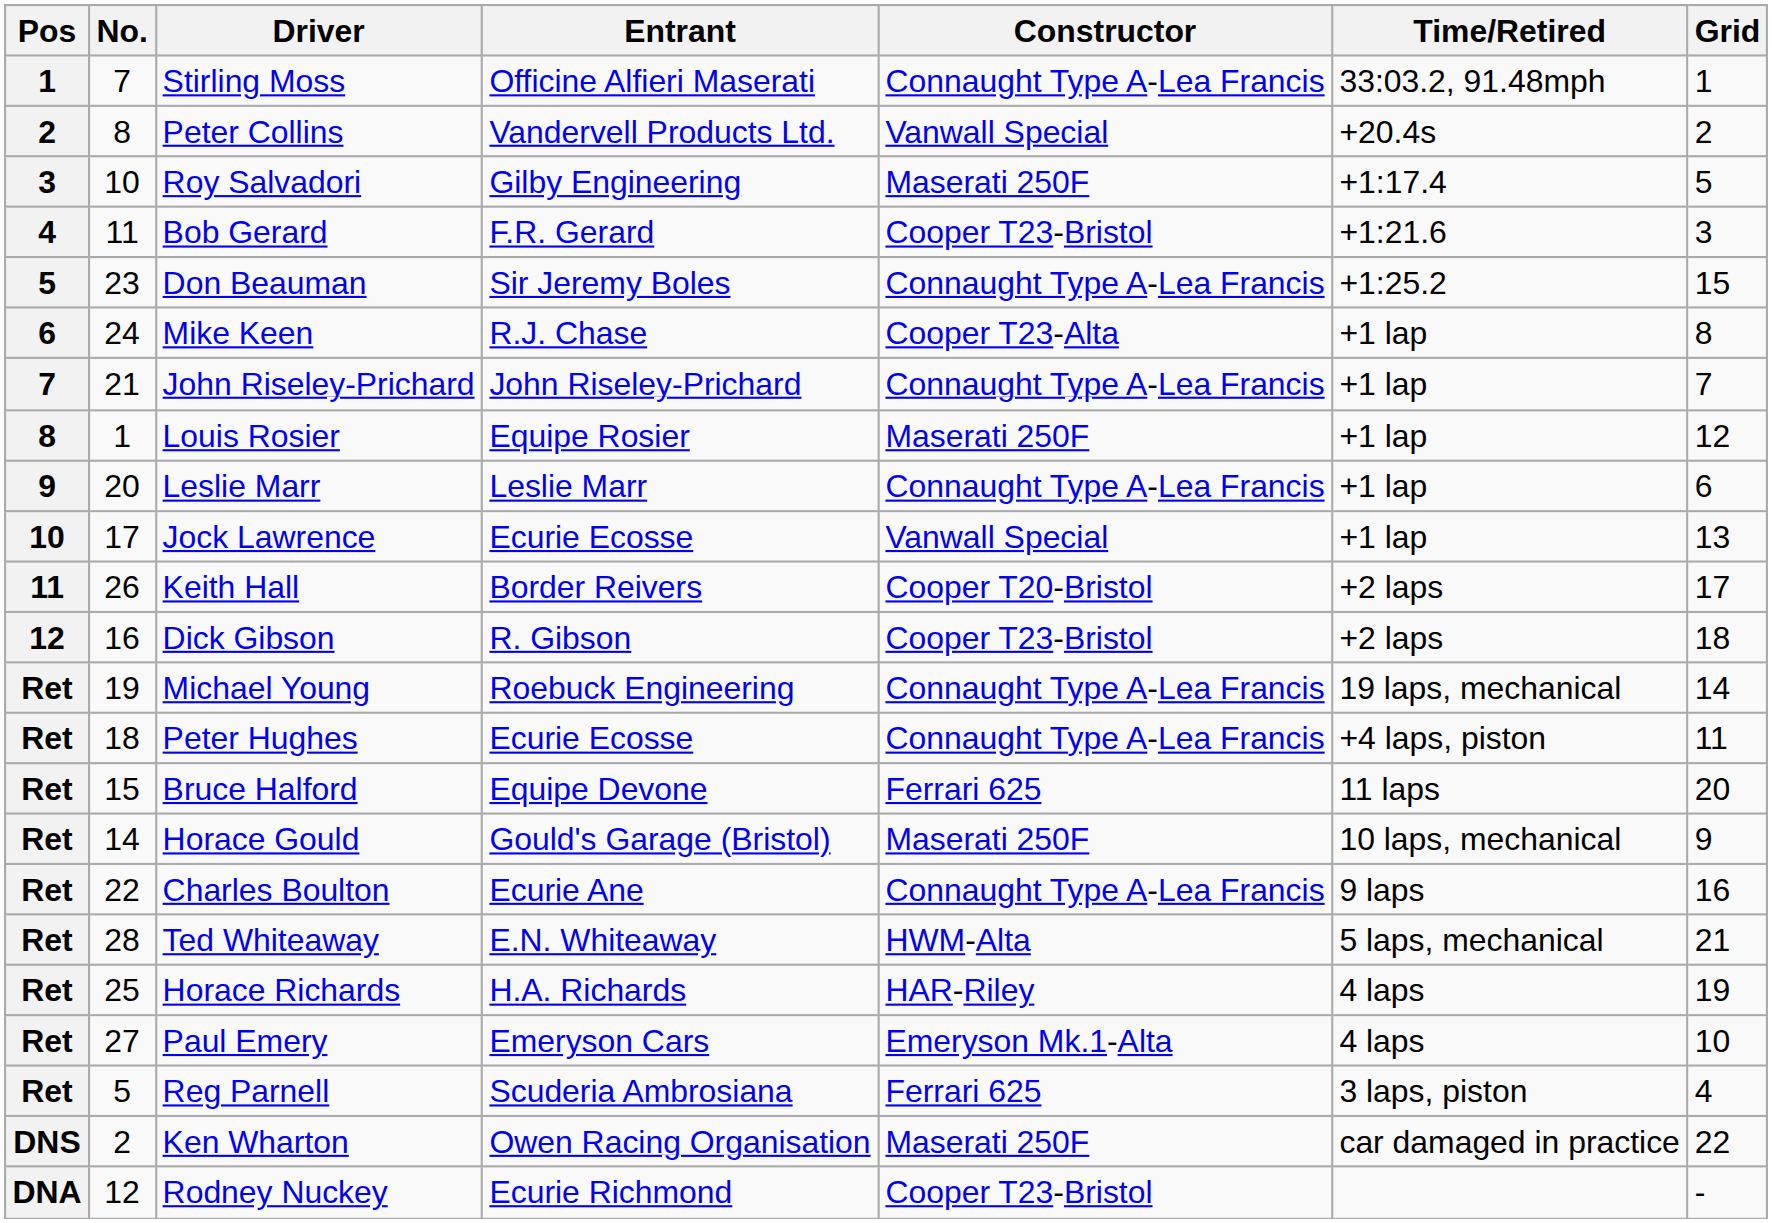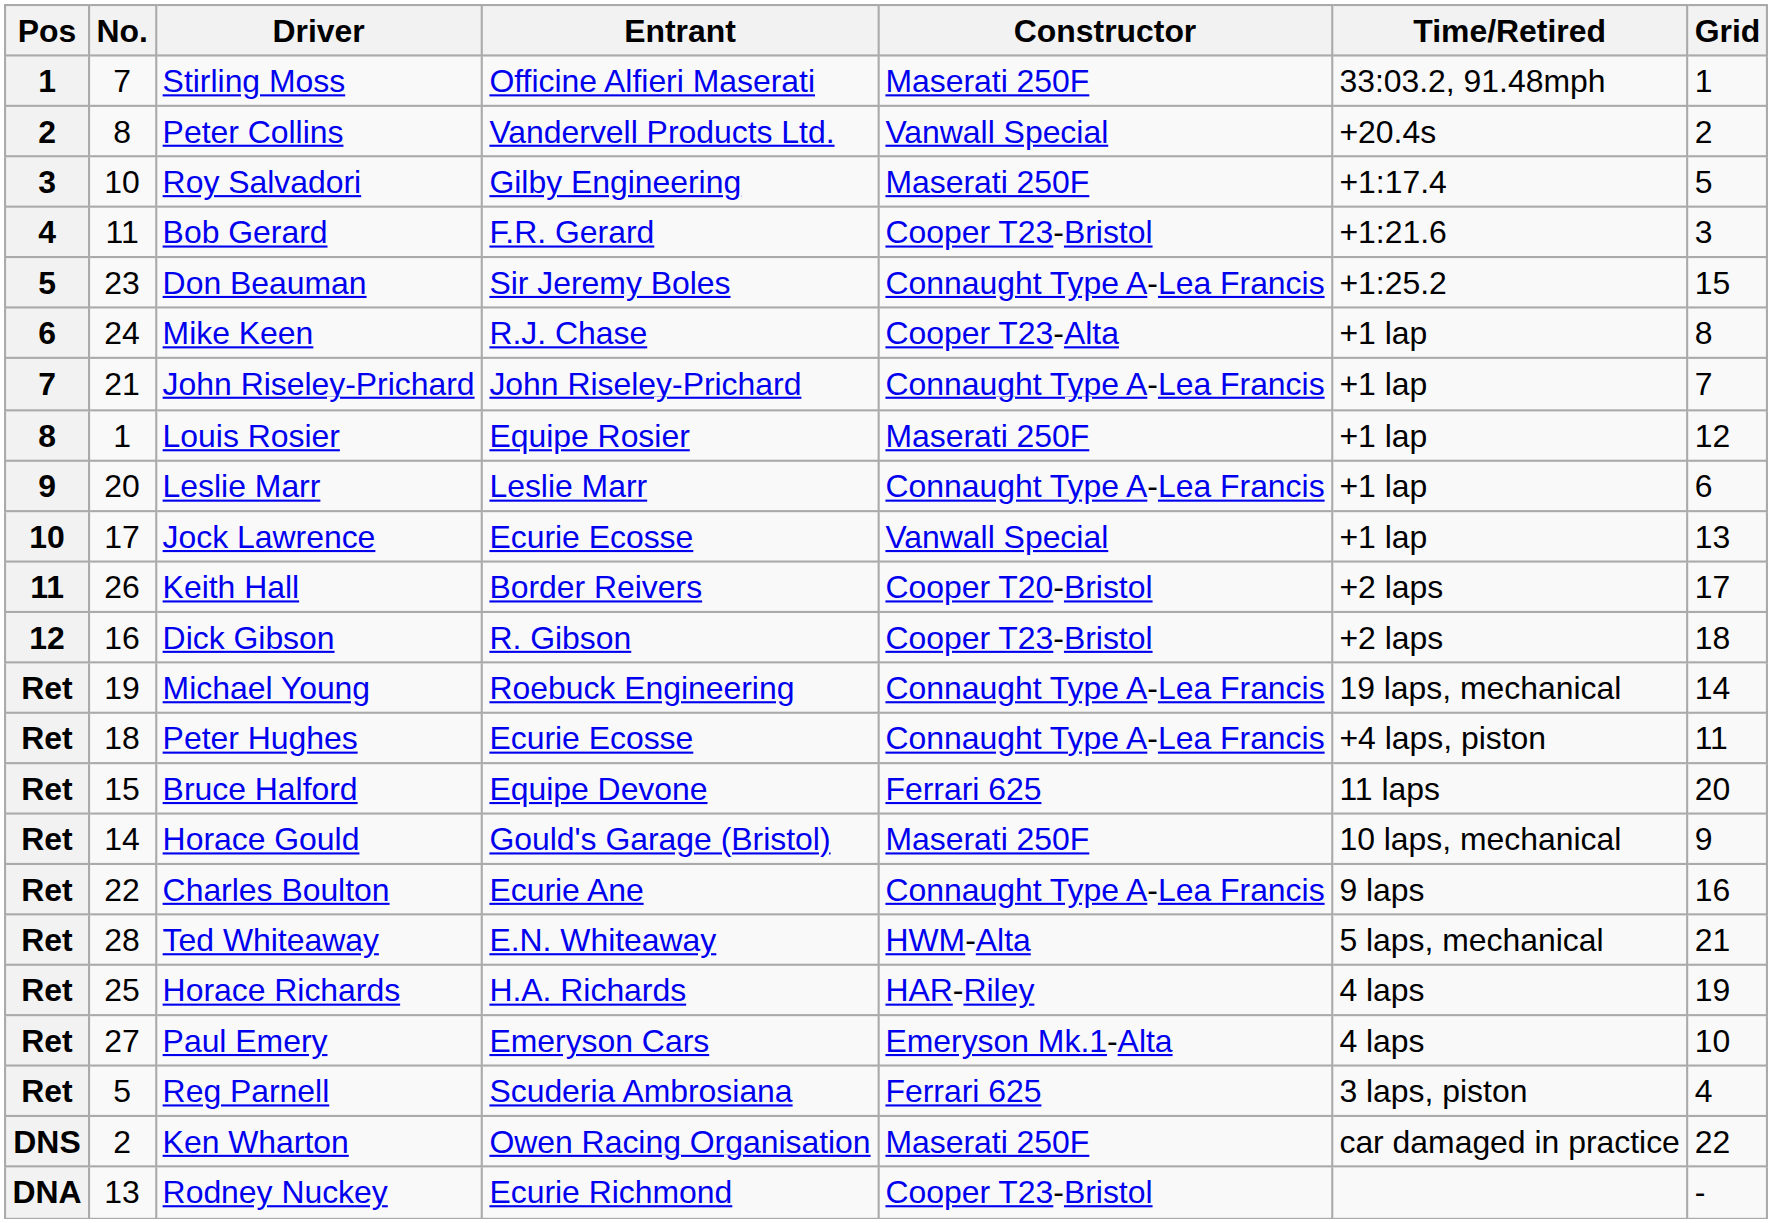(1105, 81) Connaught Type A-Lea Francis -> (987, 81) Maserati 250F
(122, 1193) 12 -> (122, 1193) 13
